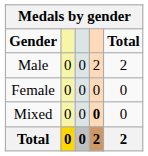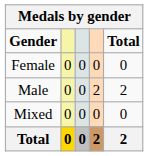rows swapped: (33, 65) <-> (33, 89)
(97, 114) bold -> (97, 114) normal
